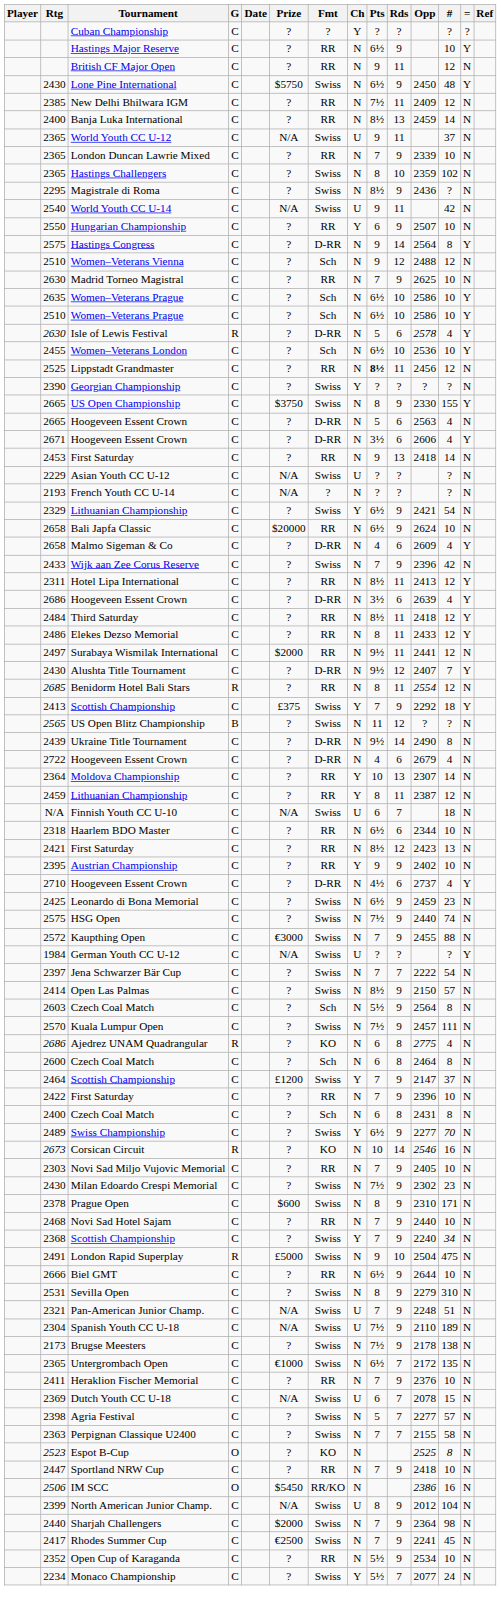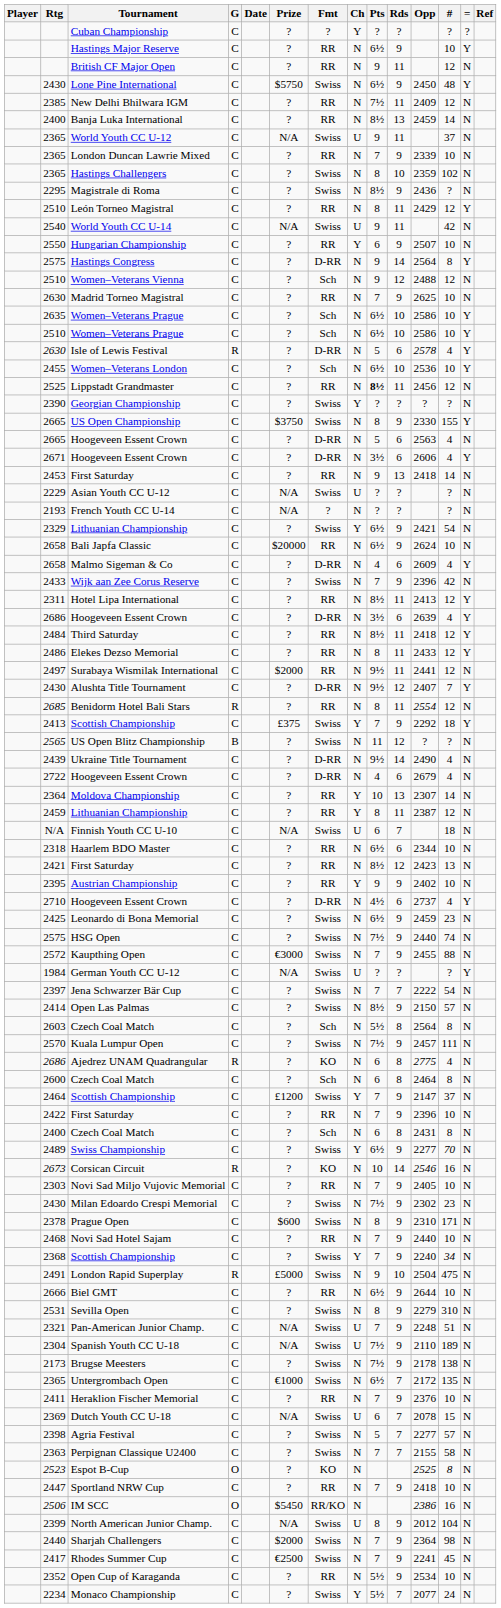+ row: (54, 208)
(450, 741) 8 -> (450, 759) 4
(399, 1008) 9 -> (399, 1025) 8
